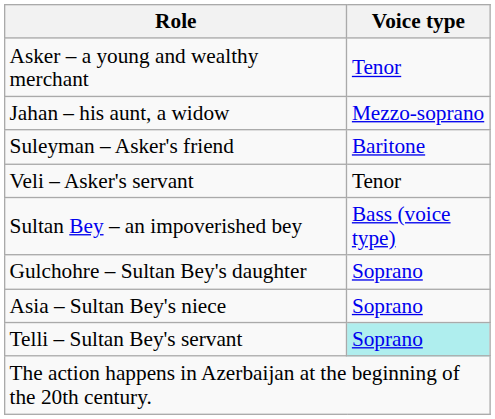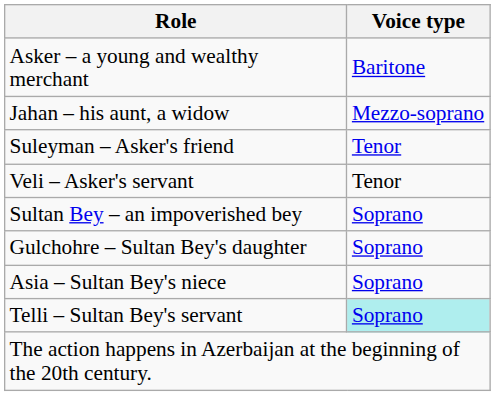(377, 67) Tenor -> (389, 67) Baritone
(389, 146) Baritone -> (377, 146) Tenor
(401, 226) Bass (voice type) -> (387, 214) Soprano
